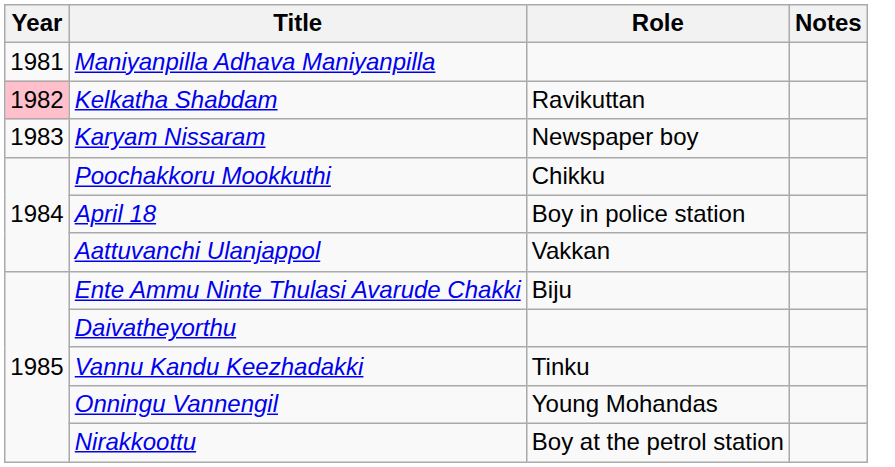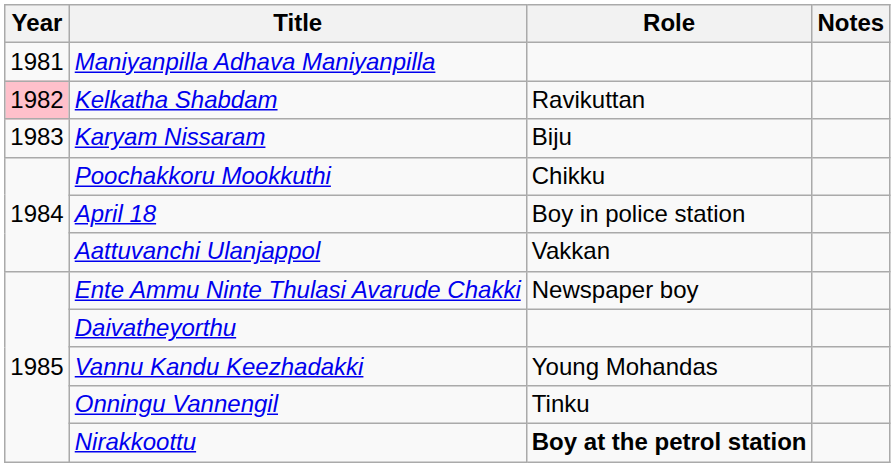(615, 137) Newspaper boy -> (552, 137) Biju
(552, 289) Biju -> (615, 289) Newspaper boy
(561, 366) Tinku -> (625, 366) Young Mohandas
(625, 404) Young Mohandas -> (561, 404) Tinku
(658, 442) normal -> (669, 442) bold
